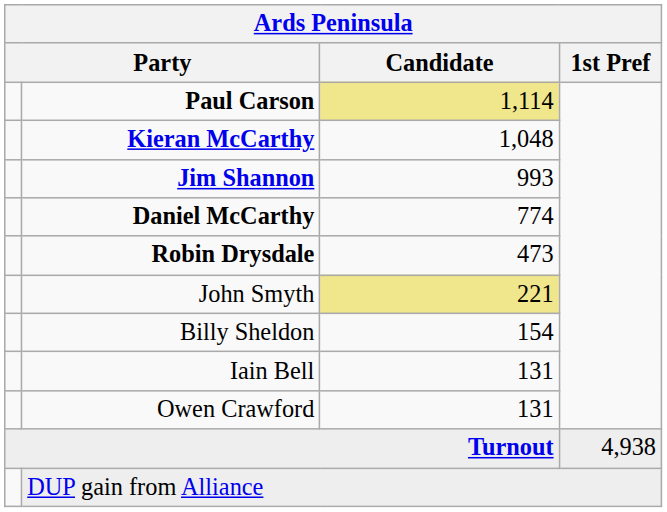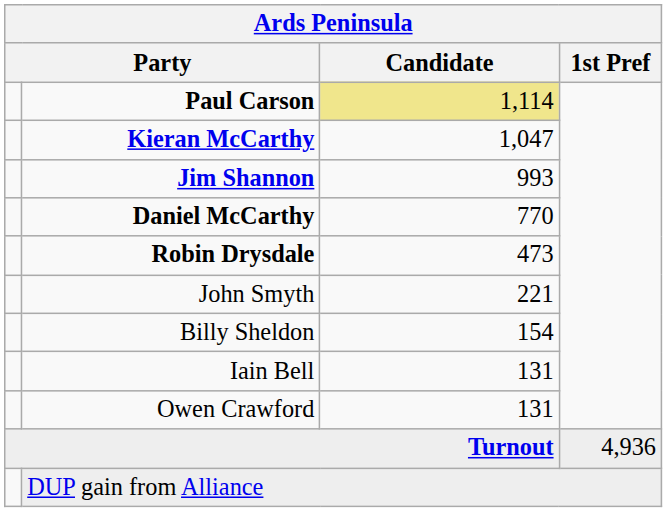(526, 139) 1,048 -> (526, 139) 1,047
(535, 216) 774 -> (535, 216) 770
(535, 293) khaki background -> (535, 293) no background
(629, 448) 4,938 -> (629, 448) 4,936
